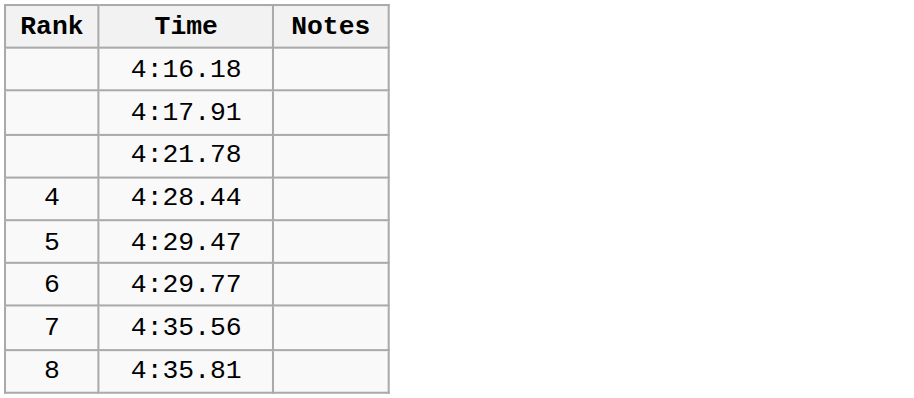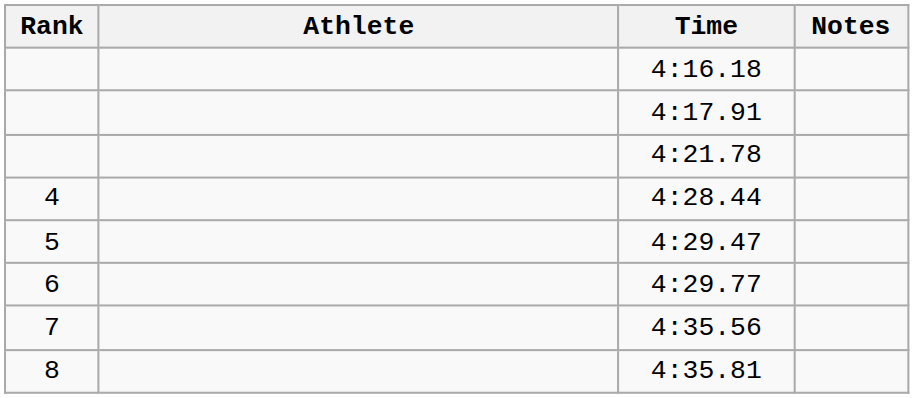+ column: (359, 27)
